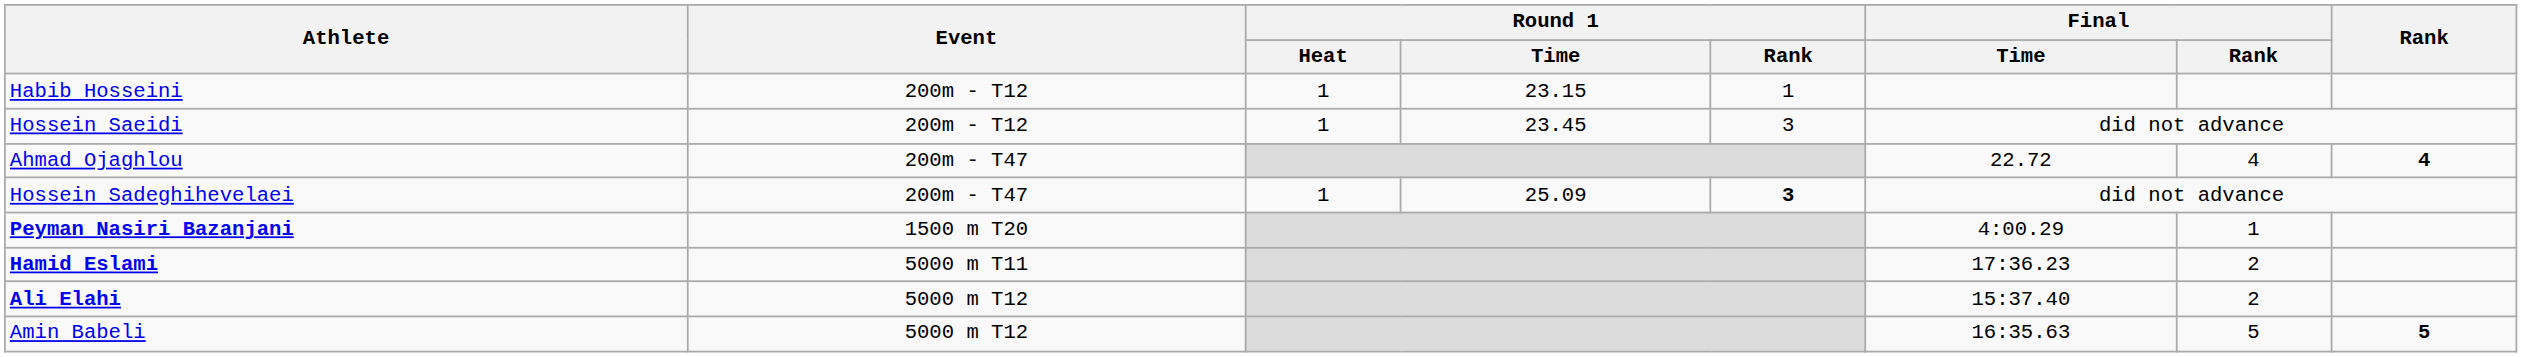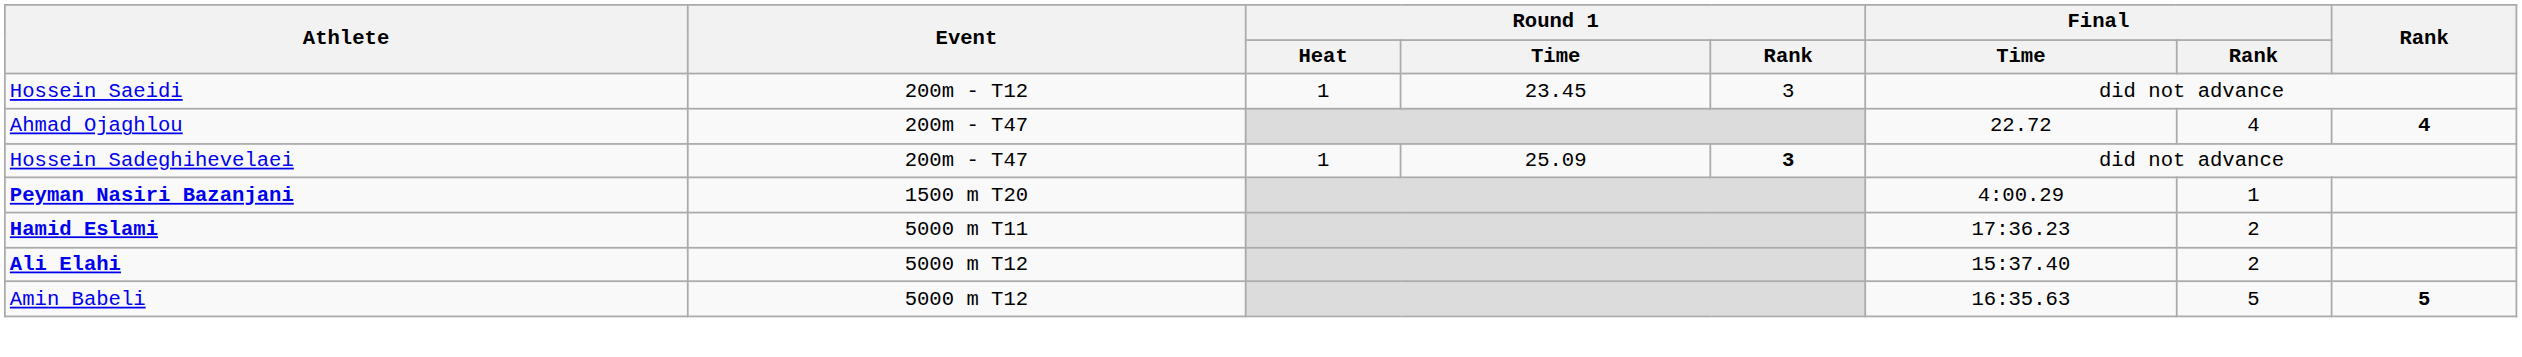- row: (96, 91)
